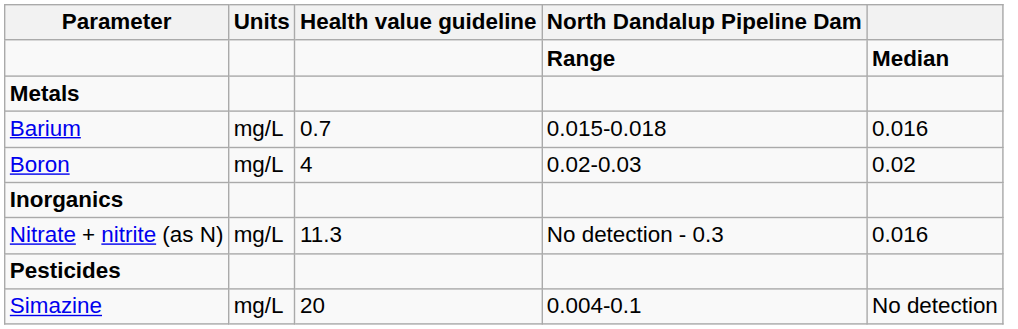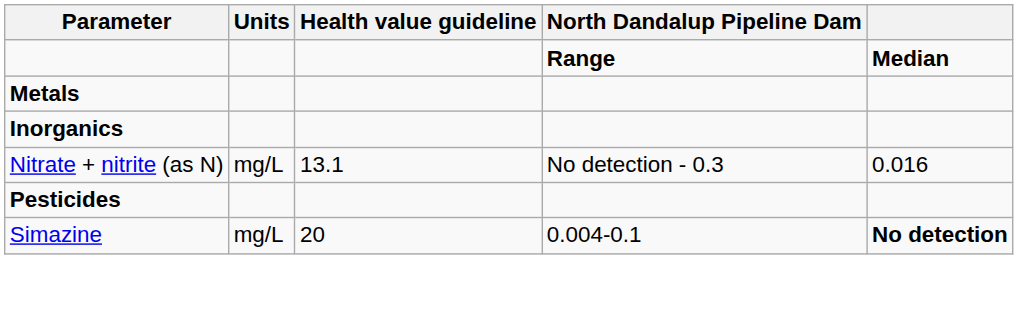- row: (45, 128)
- row: (40, 164)
(321, 235) 11.3 -> (322, 164) 13.1
(935, 306) normal -> (940, 235) bold
